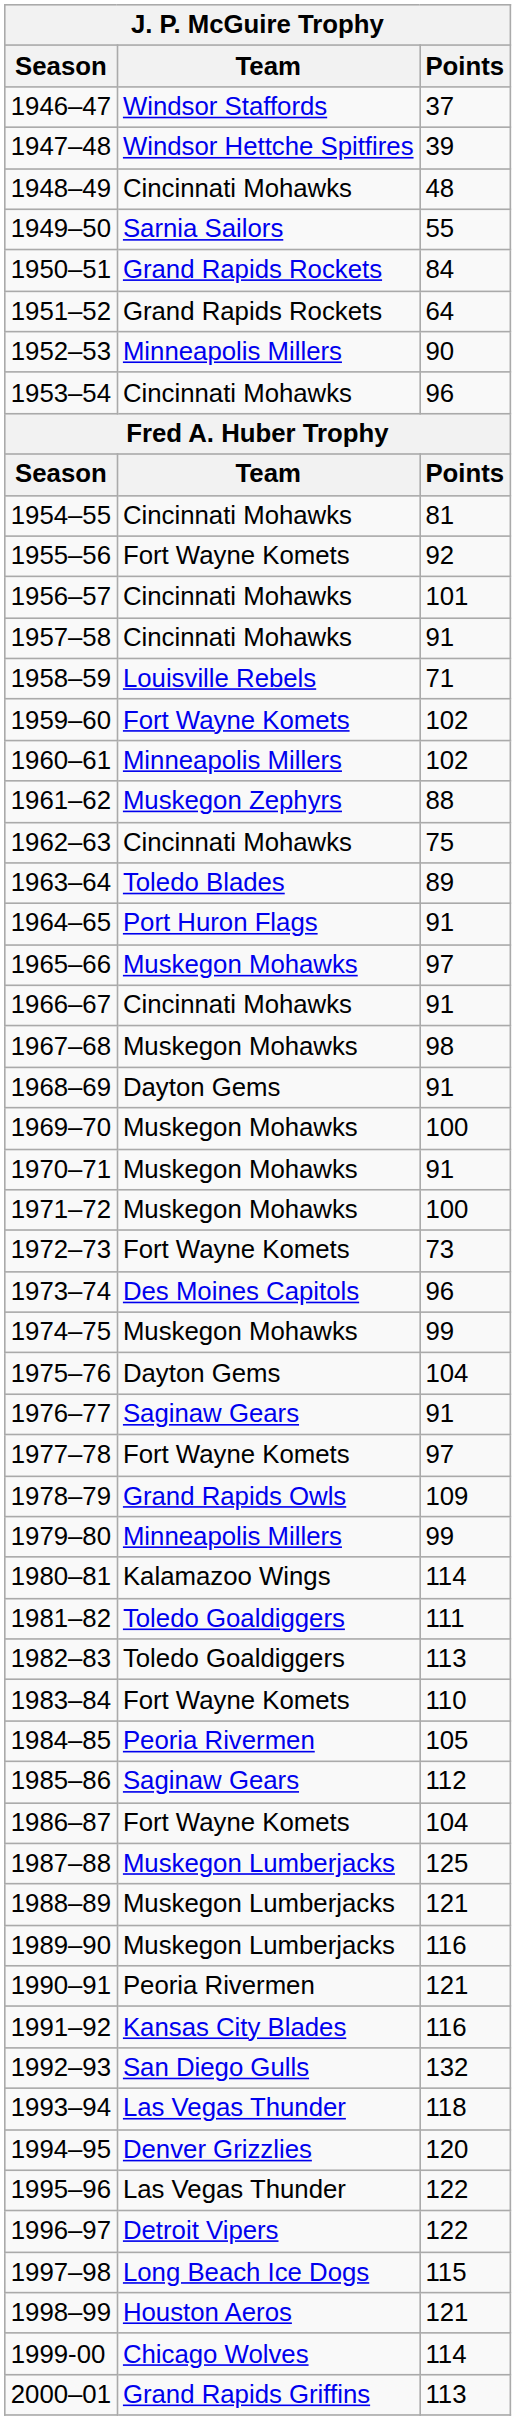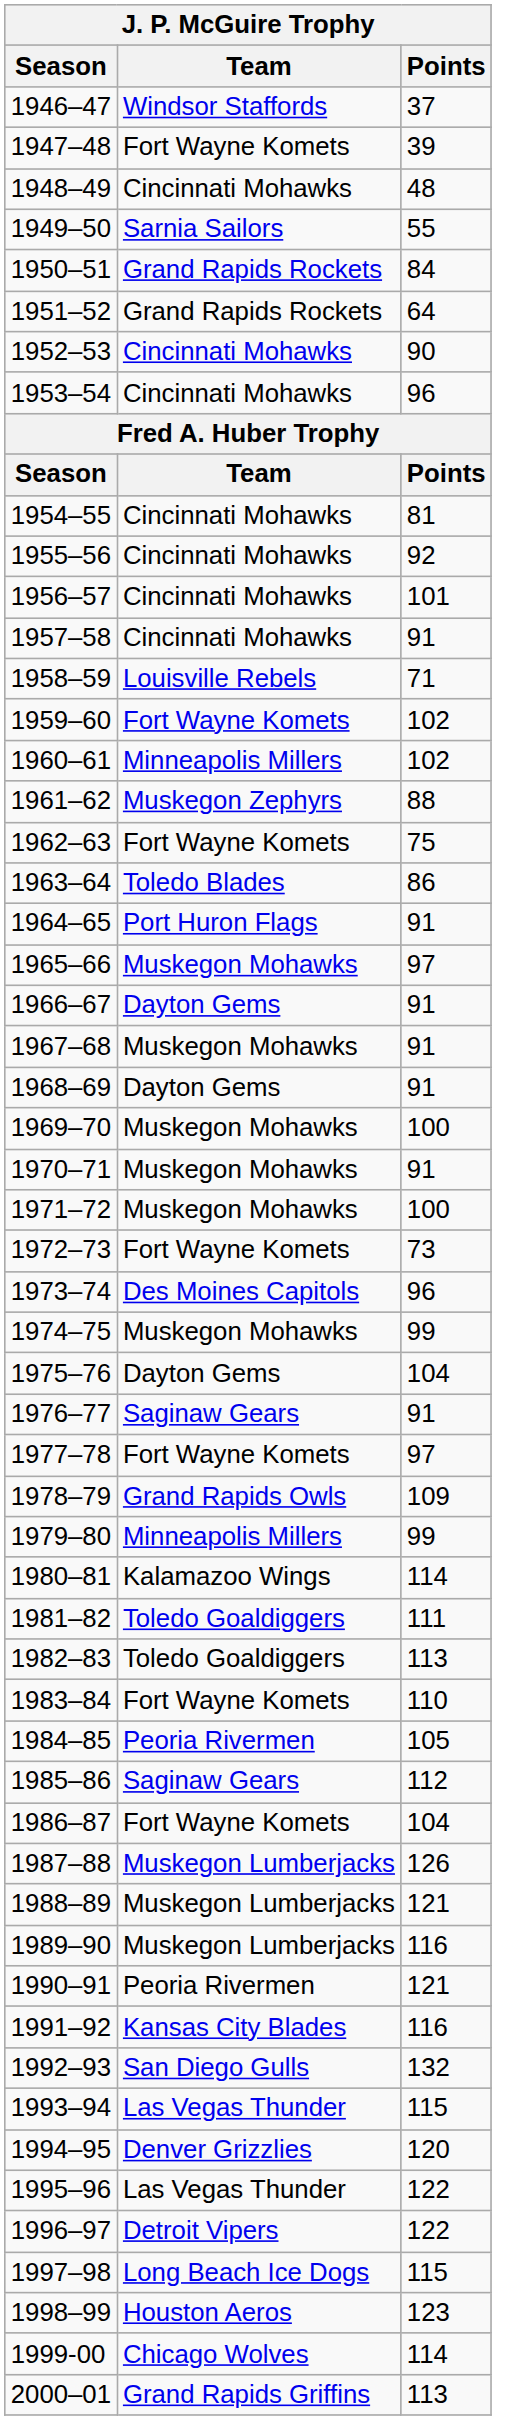(268, 147) Windsor Hettche Spitfires -> (236, 147) Fort Wayne Komets
(232, 351) Minneapolis Millers -> (237, 351) Cincinnati Mohawks
(236, 556) Fort Wayne Komets -> (237, 556) Cincinnati Mohawks
(237, 842) Cincinnati Mohawks -> (236, 842) Fort Wayne Komets
(440, 882) 89 -> (421, 882) 86
(237, 1005) Cincinnati Mohawks -> (202, 1005) Dayton Gems
(440, 1046) 98 -> (421, 1046) 91
(447, 1863) 125 -> (428, 1863) 126
(446, 2108) 118 -> (427, 2108) 115
(447, 2312) 121 -> (428, 2312) 123
